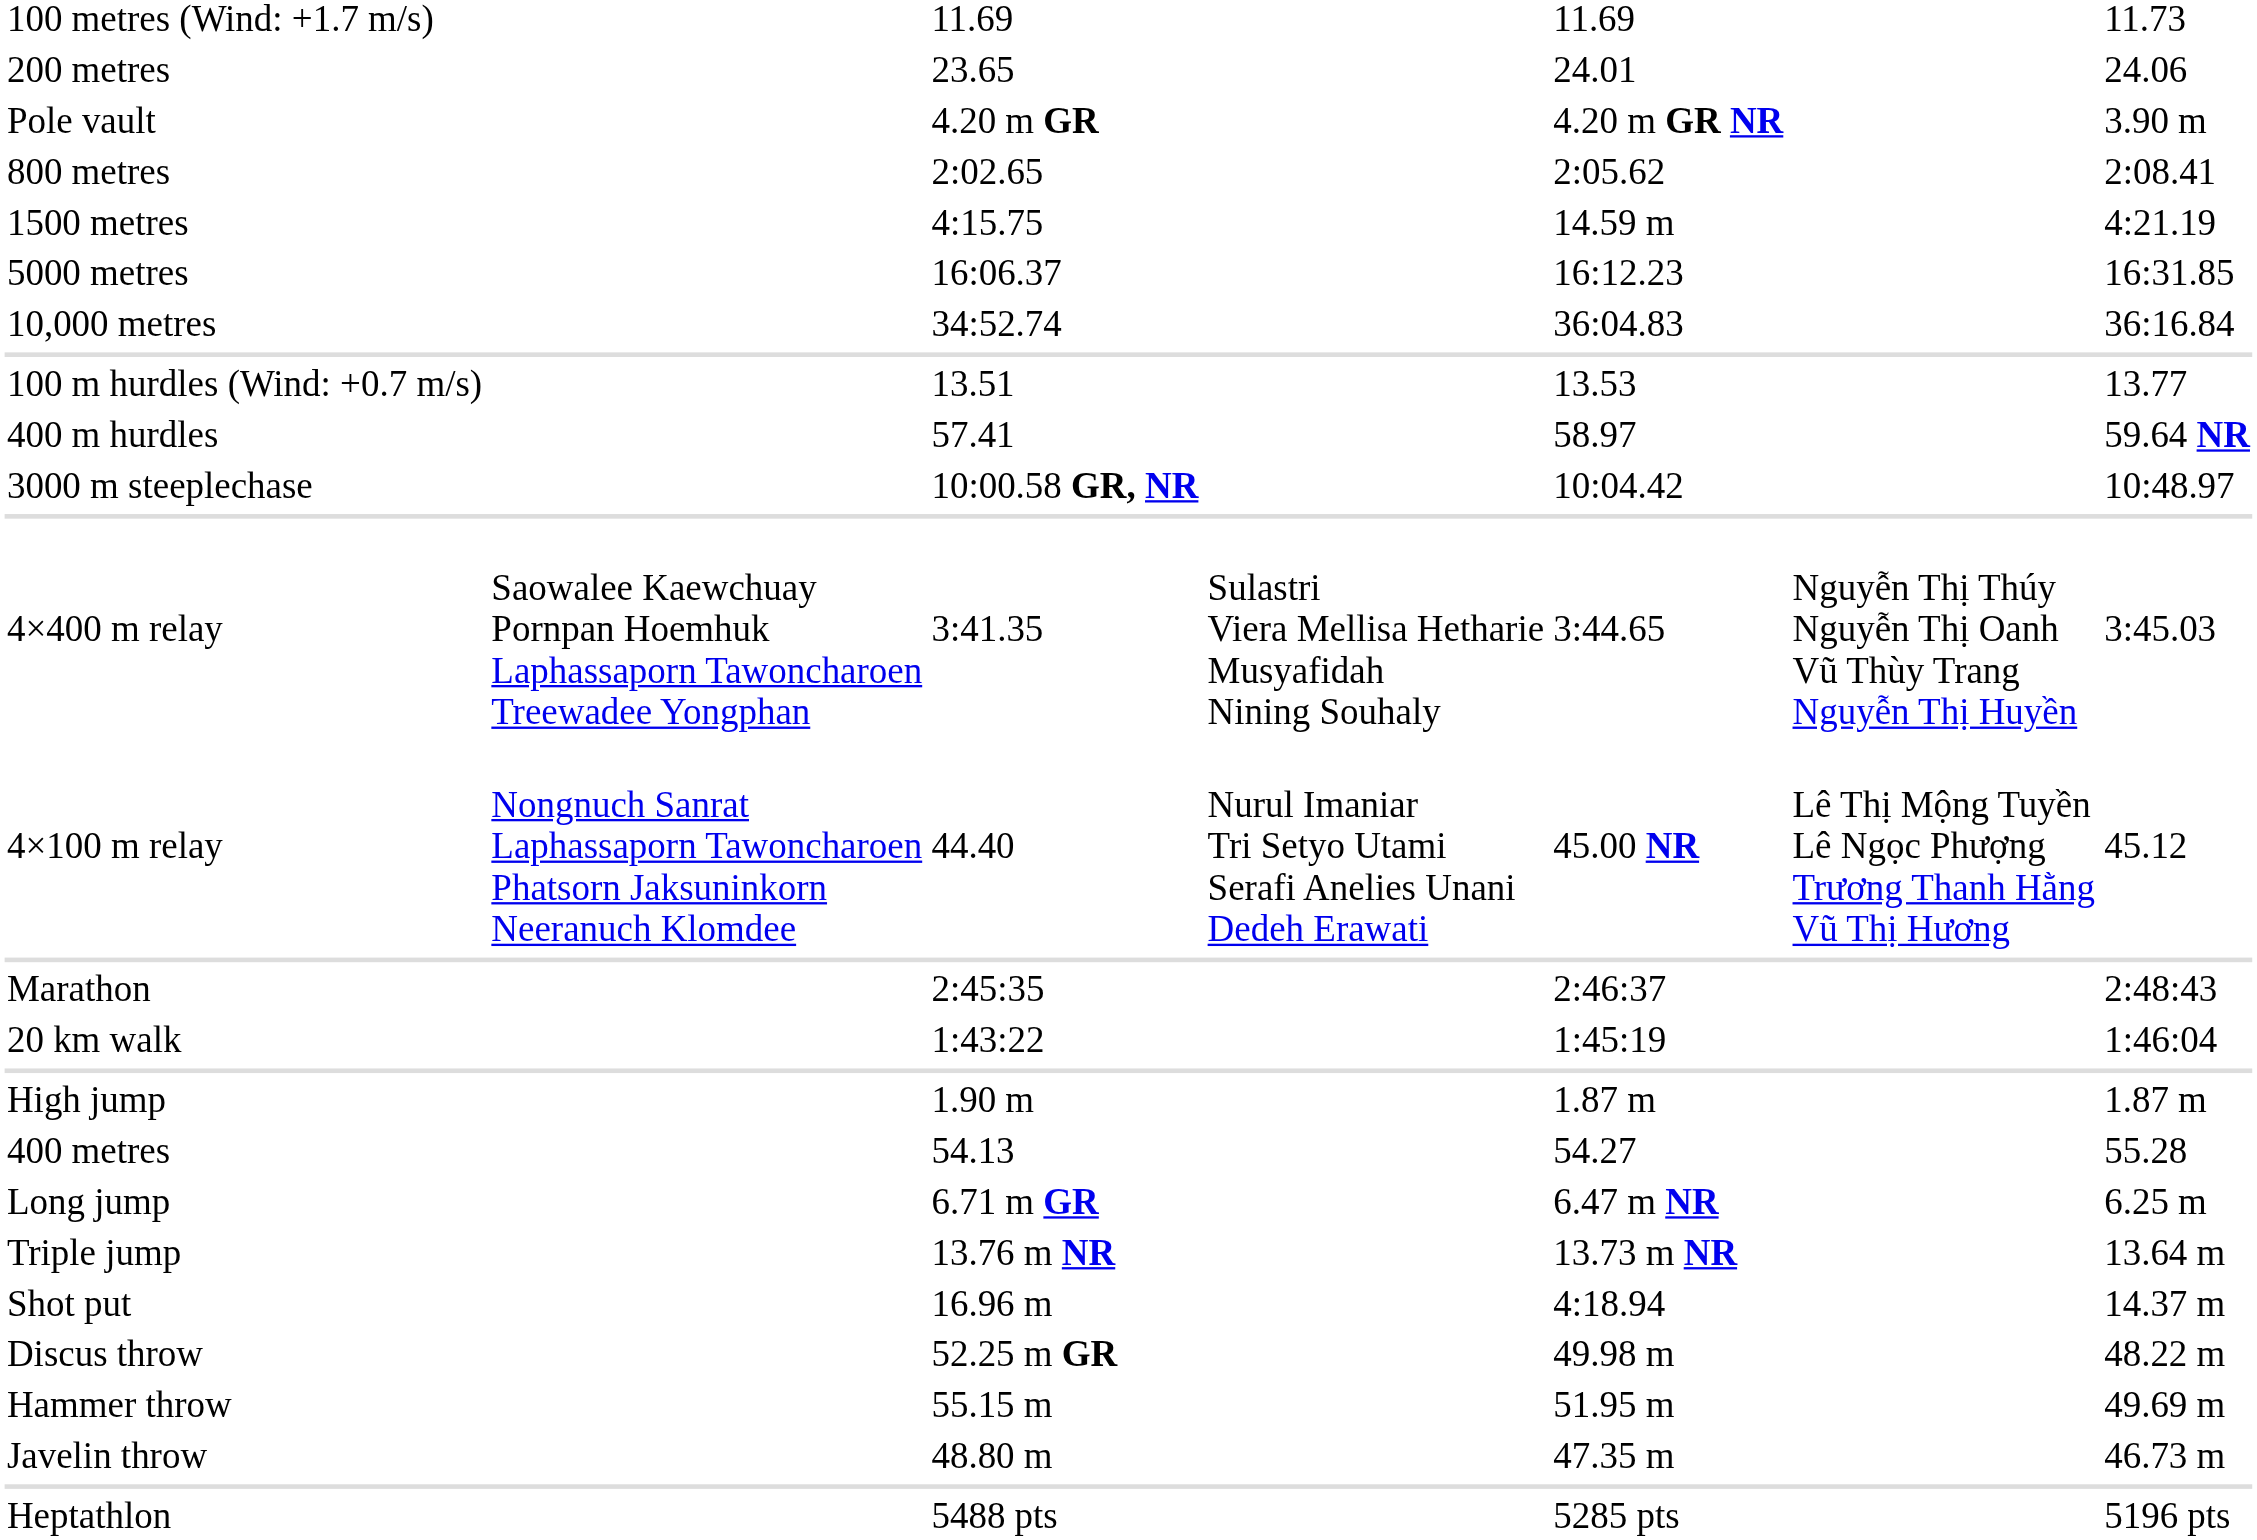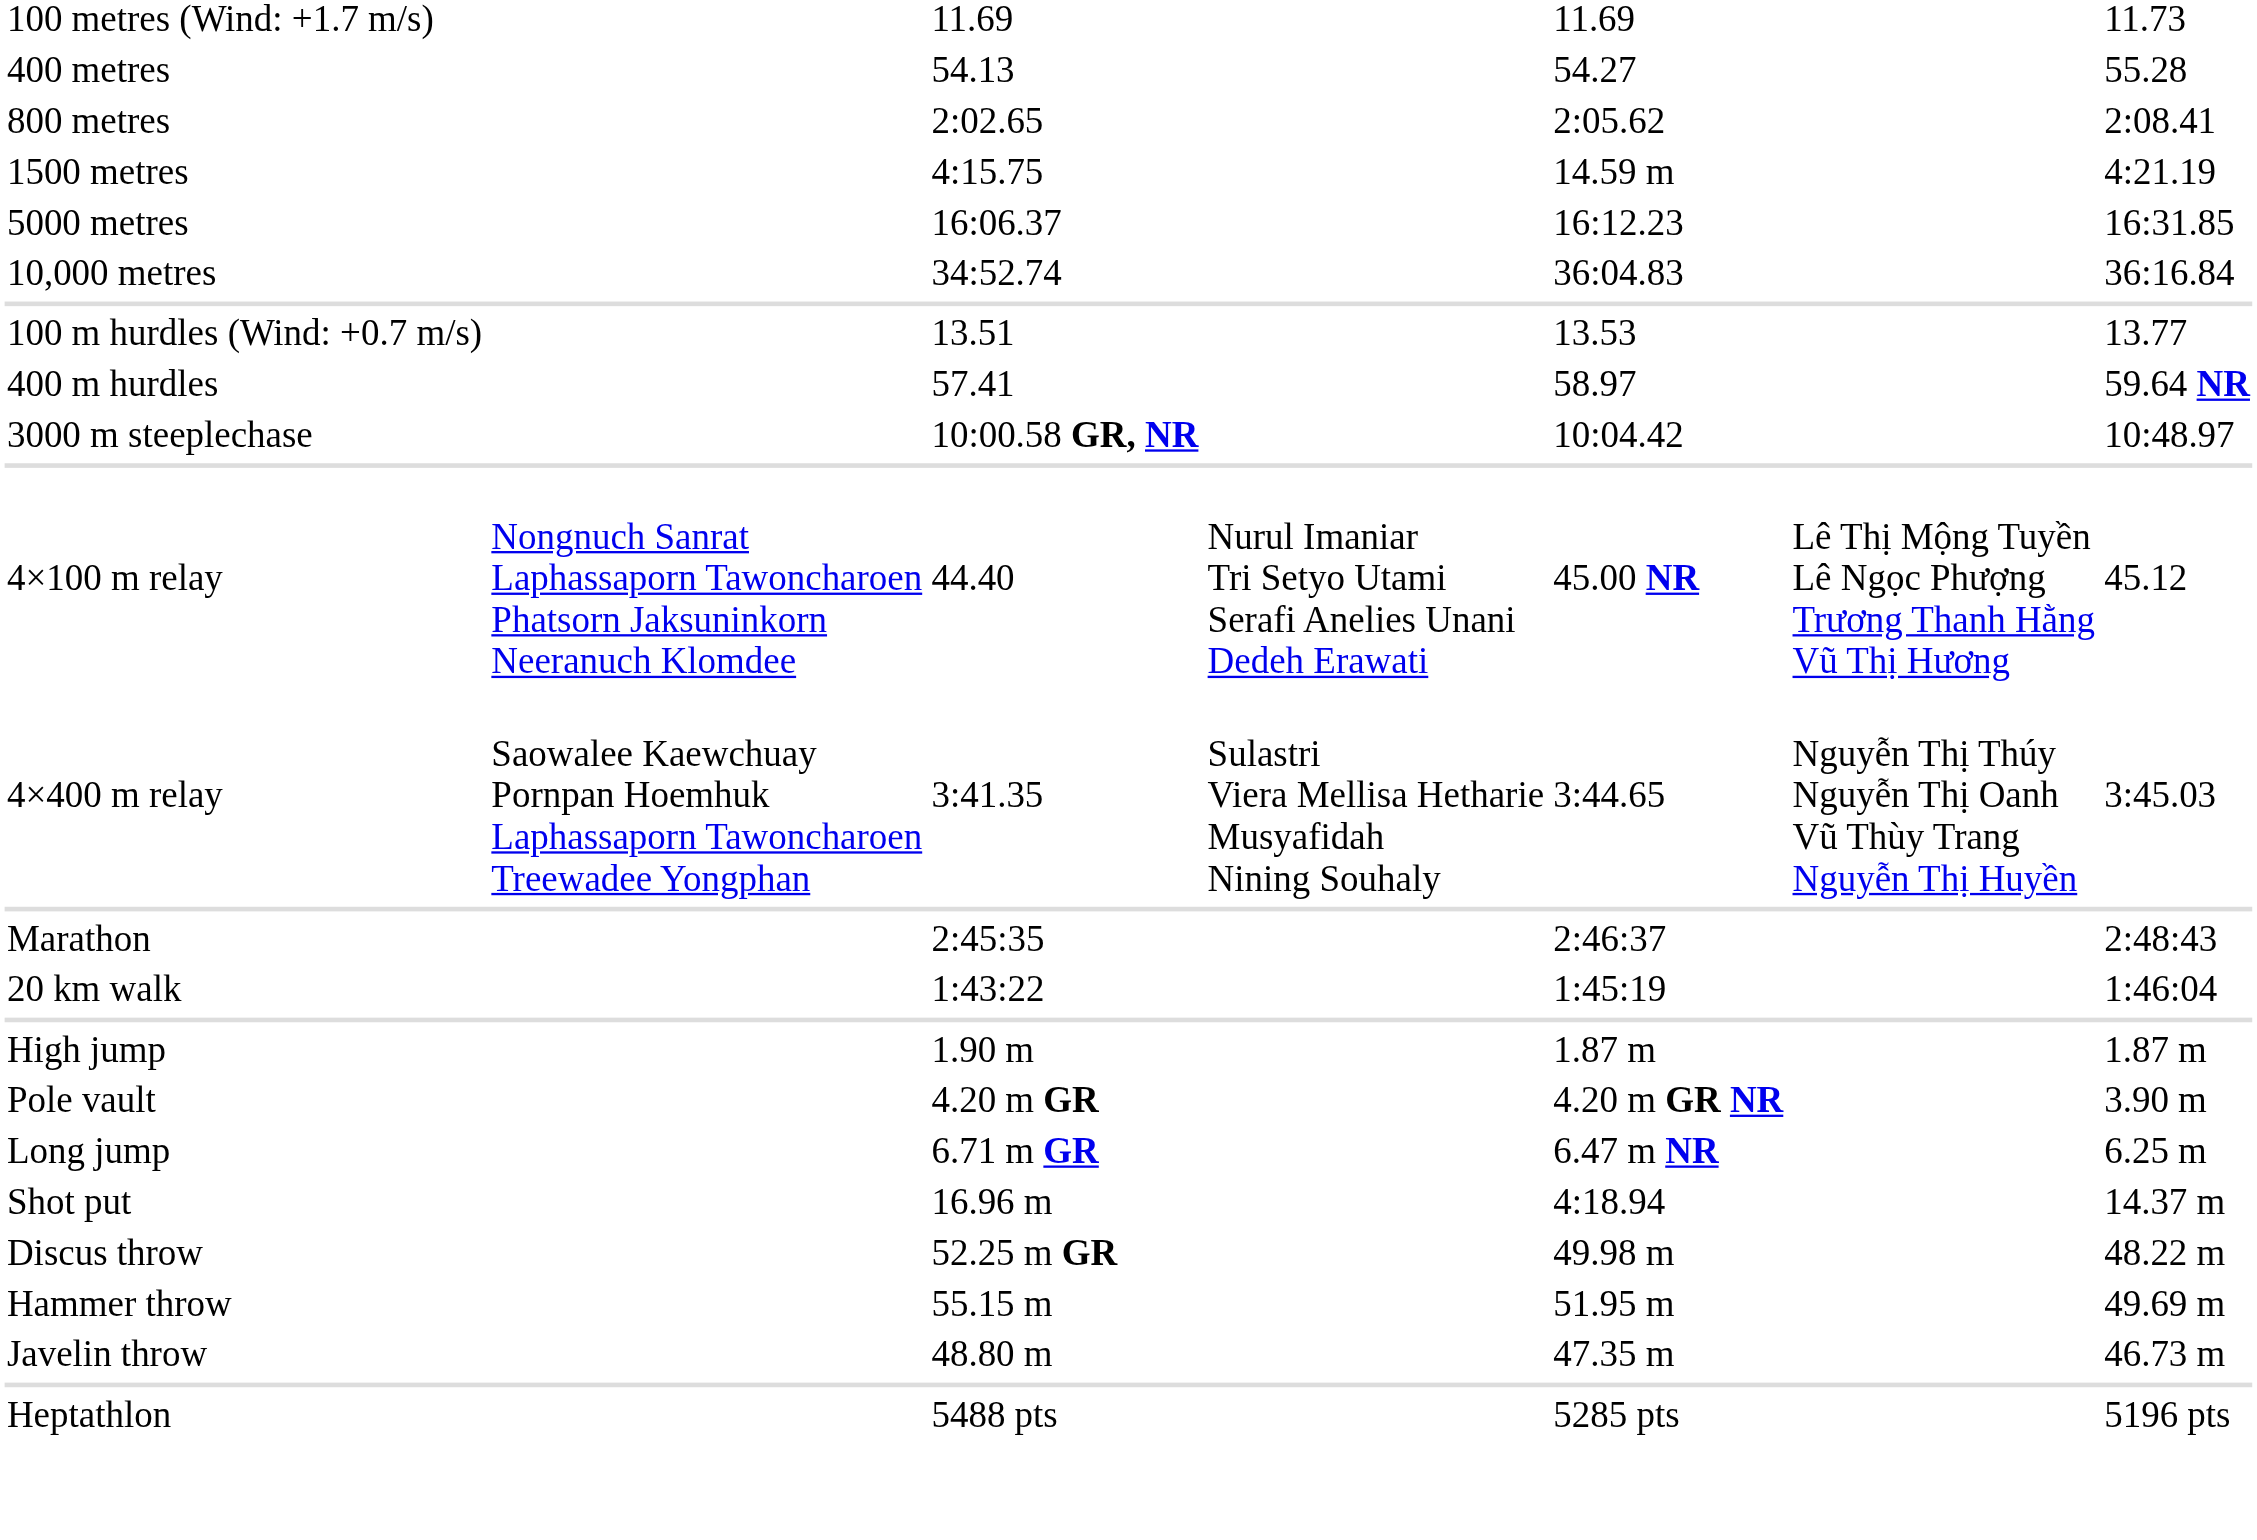- row: (89, 69)
rows swapped: (89, 1150) <-> (81, 120)
rows swapped: (115, 846) <-> (115, 628)
- row: (94, 1252)
